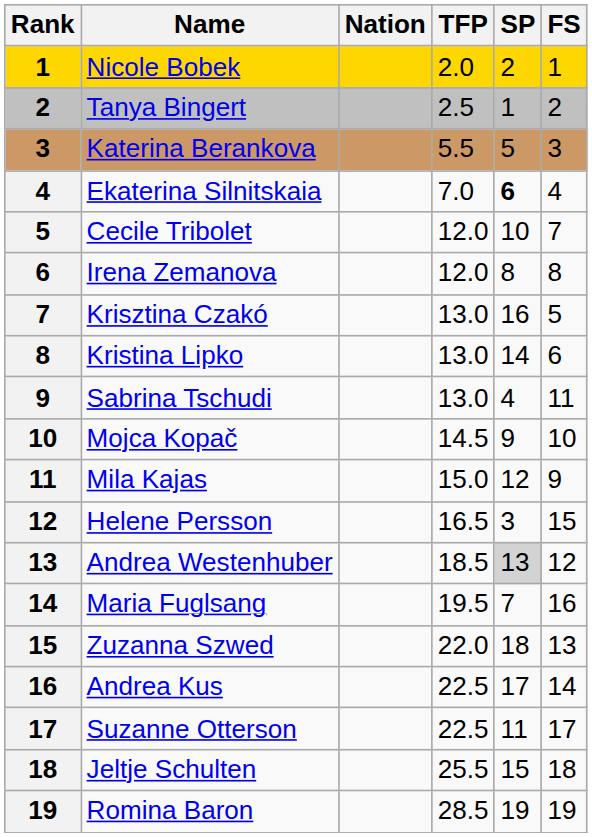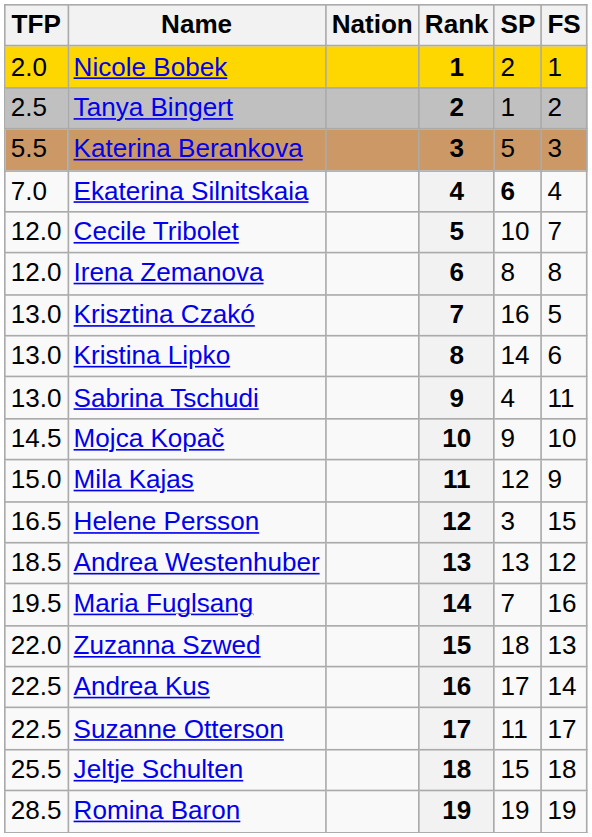columns swapped: (43, 25) <-> (463, 25)
(515, 562) lightgrey background -> (515, 562) no background
